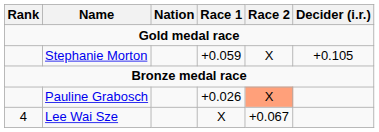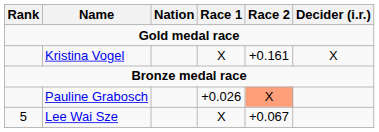+ row: (85, 55)
- row: (96, 55)
(23, 117) 4 -> (23, 117) 5
